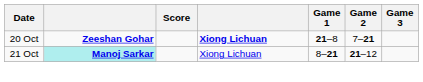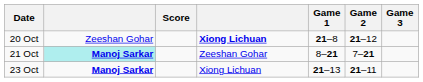(118, 39) bold -> (119, 39) normal
(363, 39) 7–21 -> (363, 39) 21–12
(230, 54) Xiong Lichuan -> (233, 54) Zeeshan Gohar
(363, 54) 21–12 -> (363, 54) 7–21
+ row: (24, 70)
